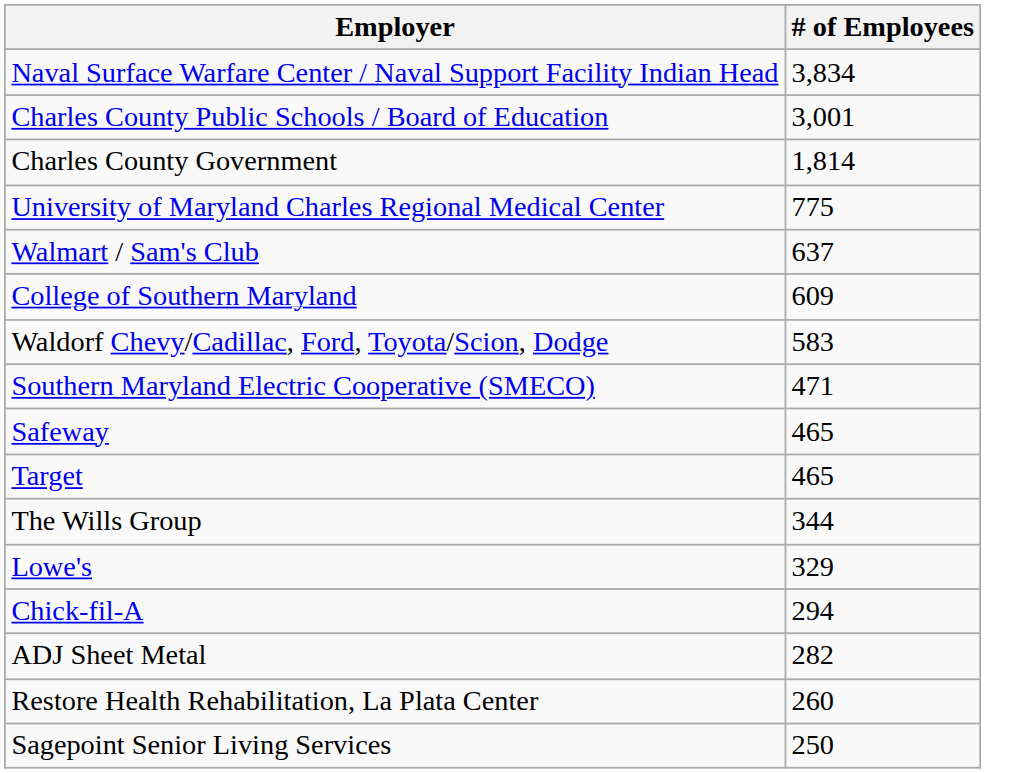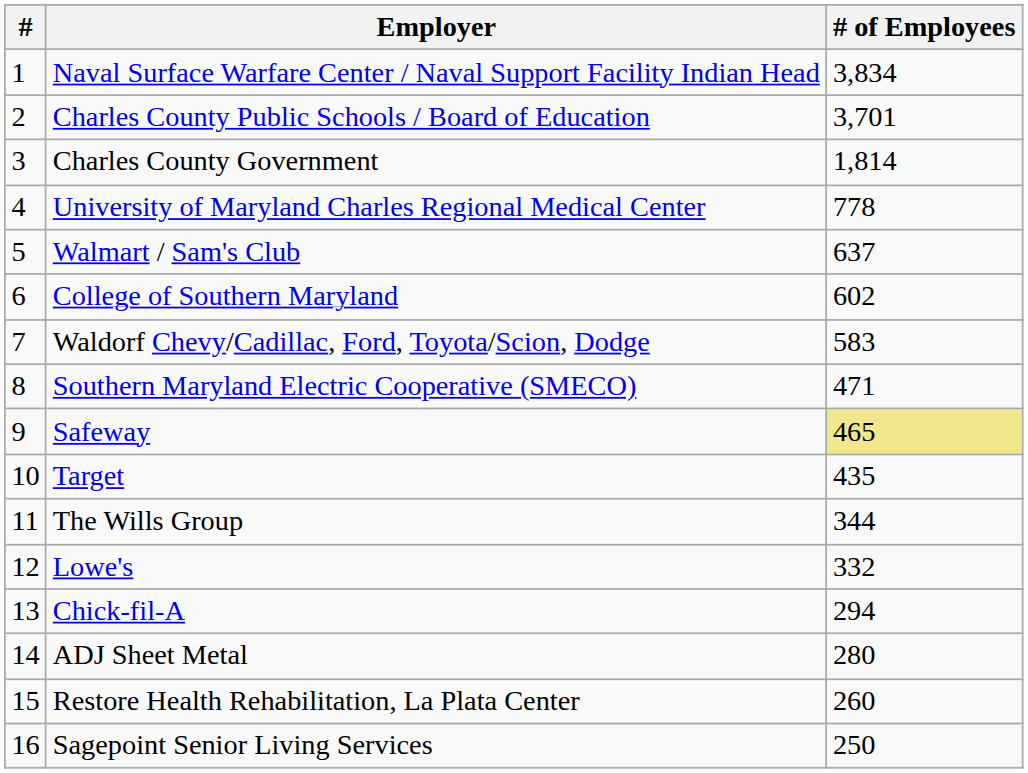+ column: (26, 26)
(823, 116) 3,001 -> (865, 116) 3,701
(813, 206) 775 -> (854, 206) 778
(813, 296) 609 -> (854, 296) 602
(813, 431) no background -> (854, 431) khaki background
(813, 476) 465 -> (854, 476) 435
(813, 565) 329 -> (854, 565) 332
(813, 655) 282 -> (854, 655) 280
